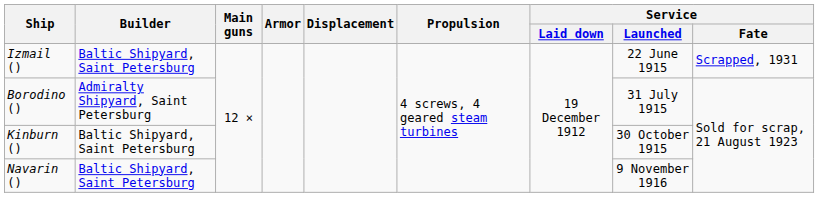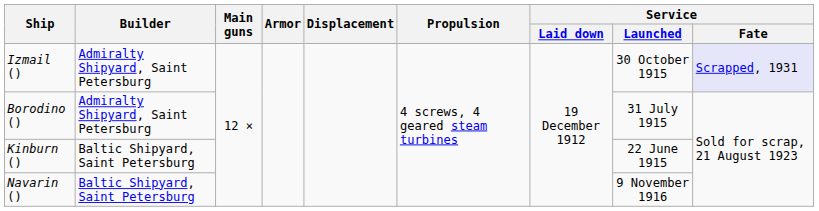(137, 61) Baltic Shipyard, Saint Petersburg -> (133, 68) Admiralty Shipyard, Saint Petersburg
(653, 61) 22 June 1915 -> (653, 68) 30 October 1915
(747, 61) no background -> (747, 68) lavender background
(653, 142) 30 October 1915 -> (653, 156) 22 June 1915
